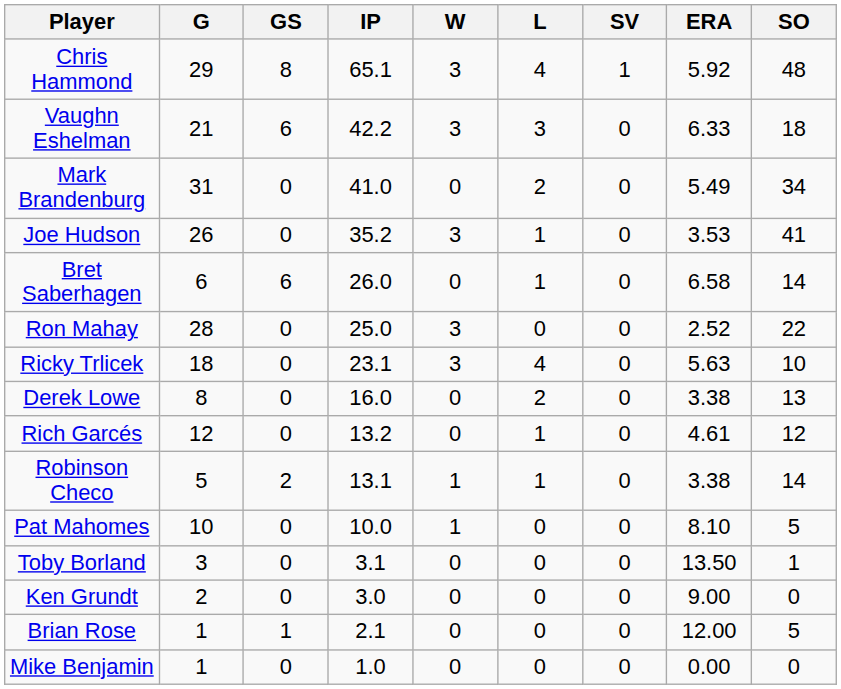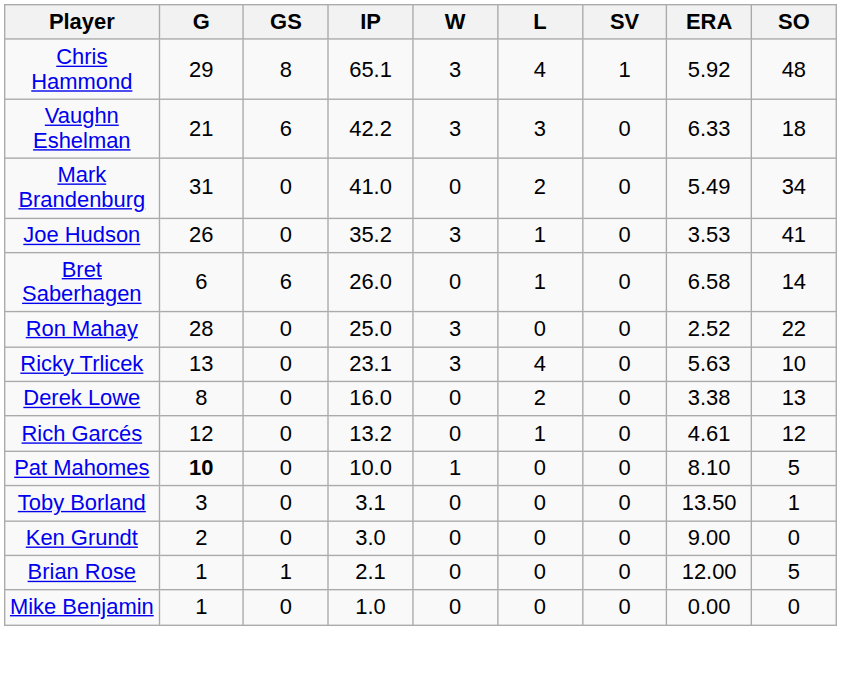(201, 363) 18 -> (201, 363) 13
- row: (82, 480)
(201, 527) normal -> (201, 468) bold
